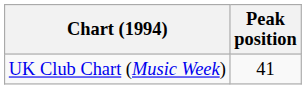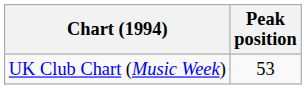(265, 68) 41 -> (265, 68) 53
